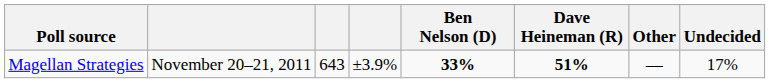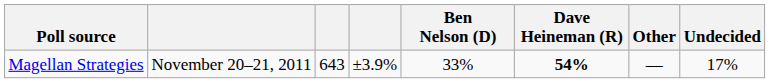(458, 63) bold -> (458, 63) normal
(572, 63) 51% -> (572, 63) 54%
